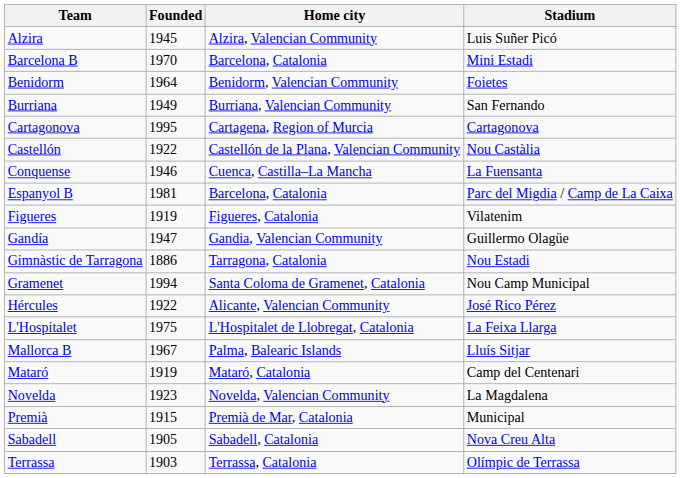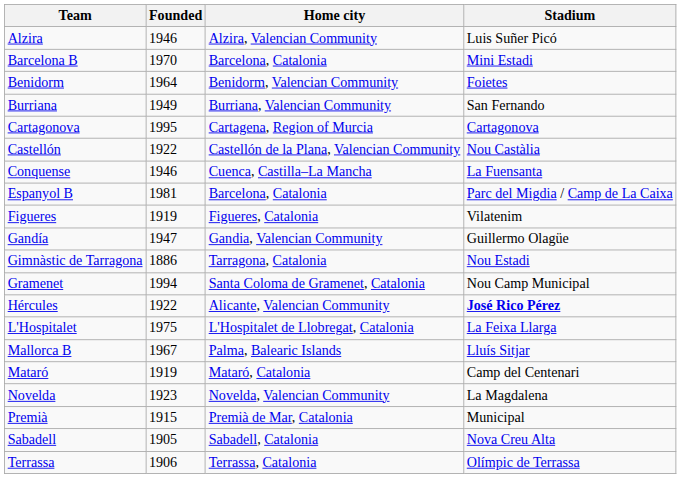(163, 37) 1945 -> (163, 37) 1946
(511, 305) normal -> (514, 305) bold
(163, 462) 1903 -> (163, 462) 1906
